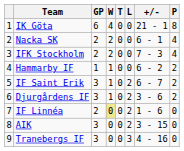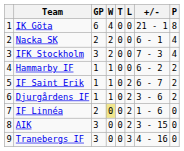(96, 54) 2 -> (96, 54) 3
(96, 82) 3 -> (96, 82) 1
(96, 97) 3 -> (96, 97) 1
